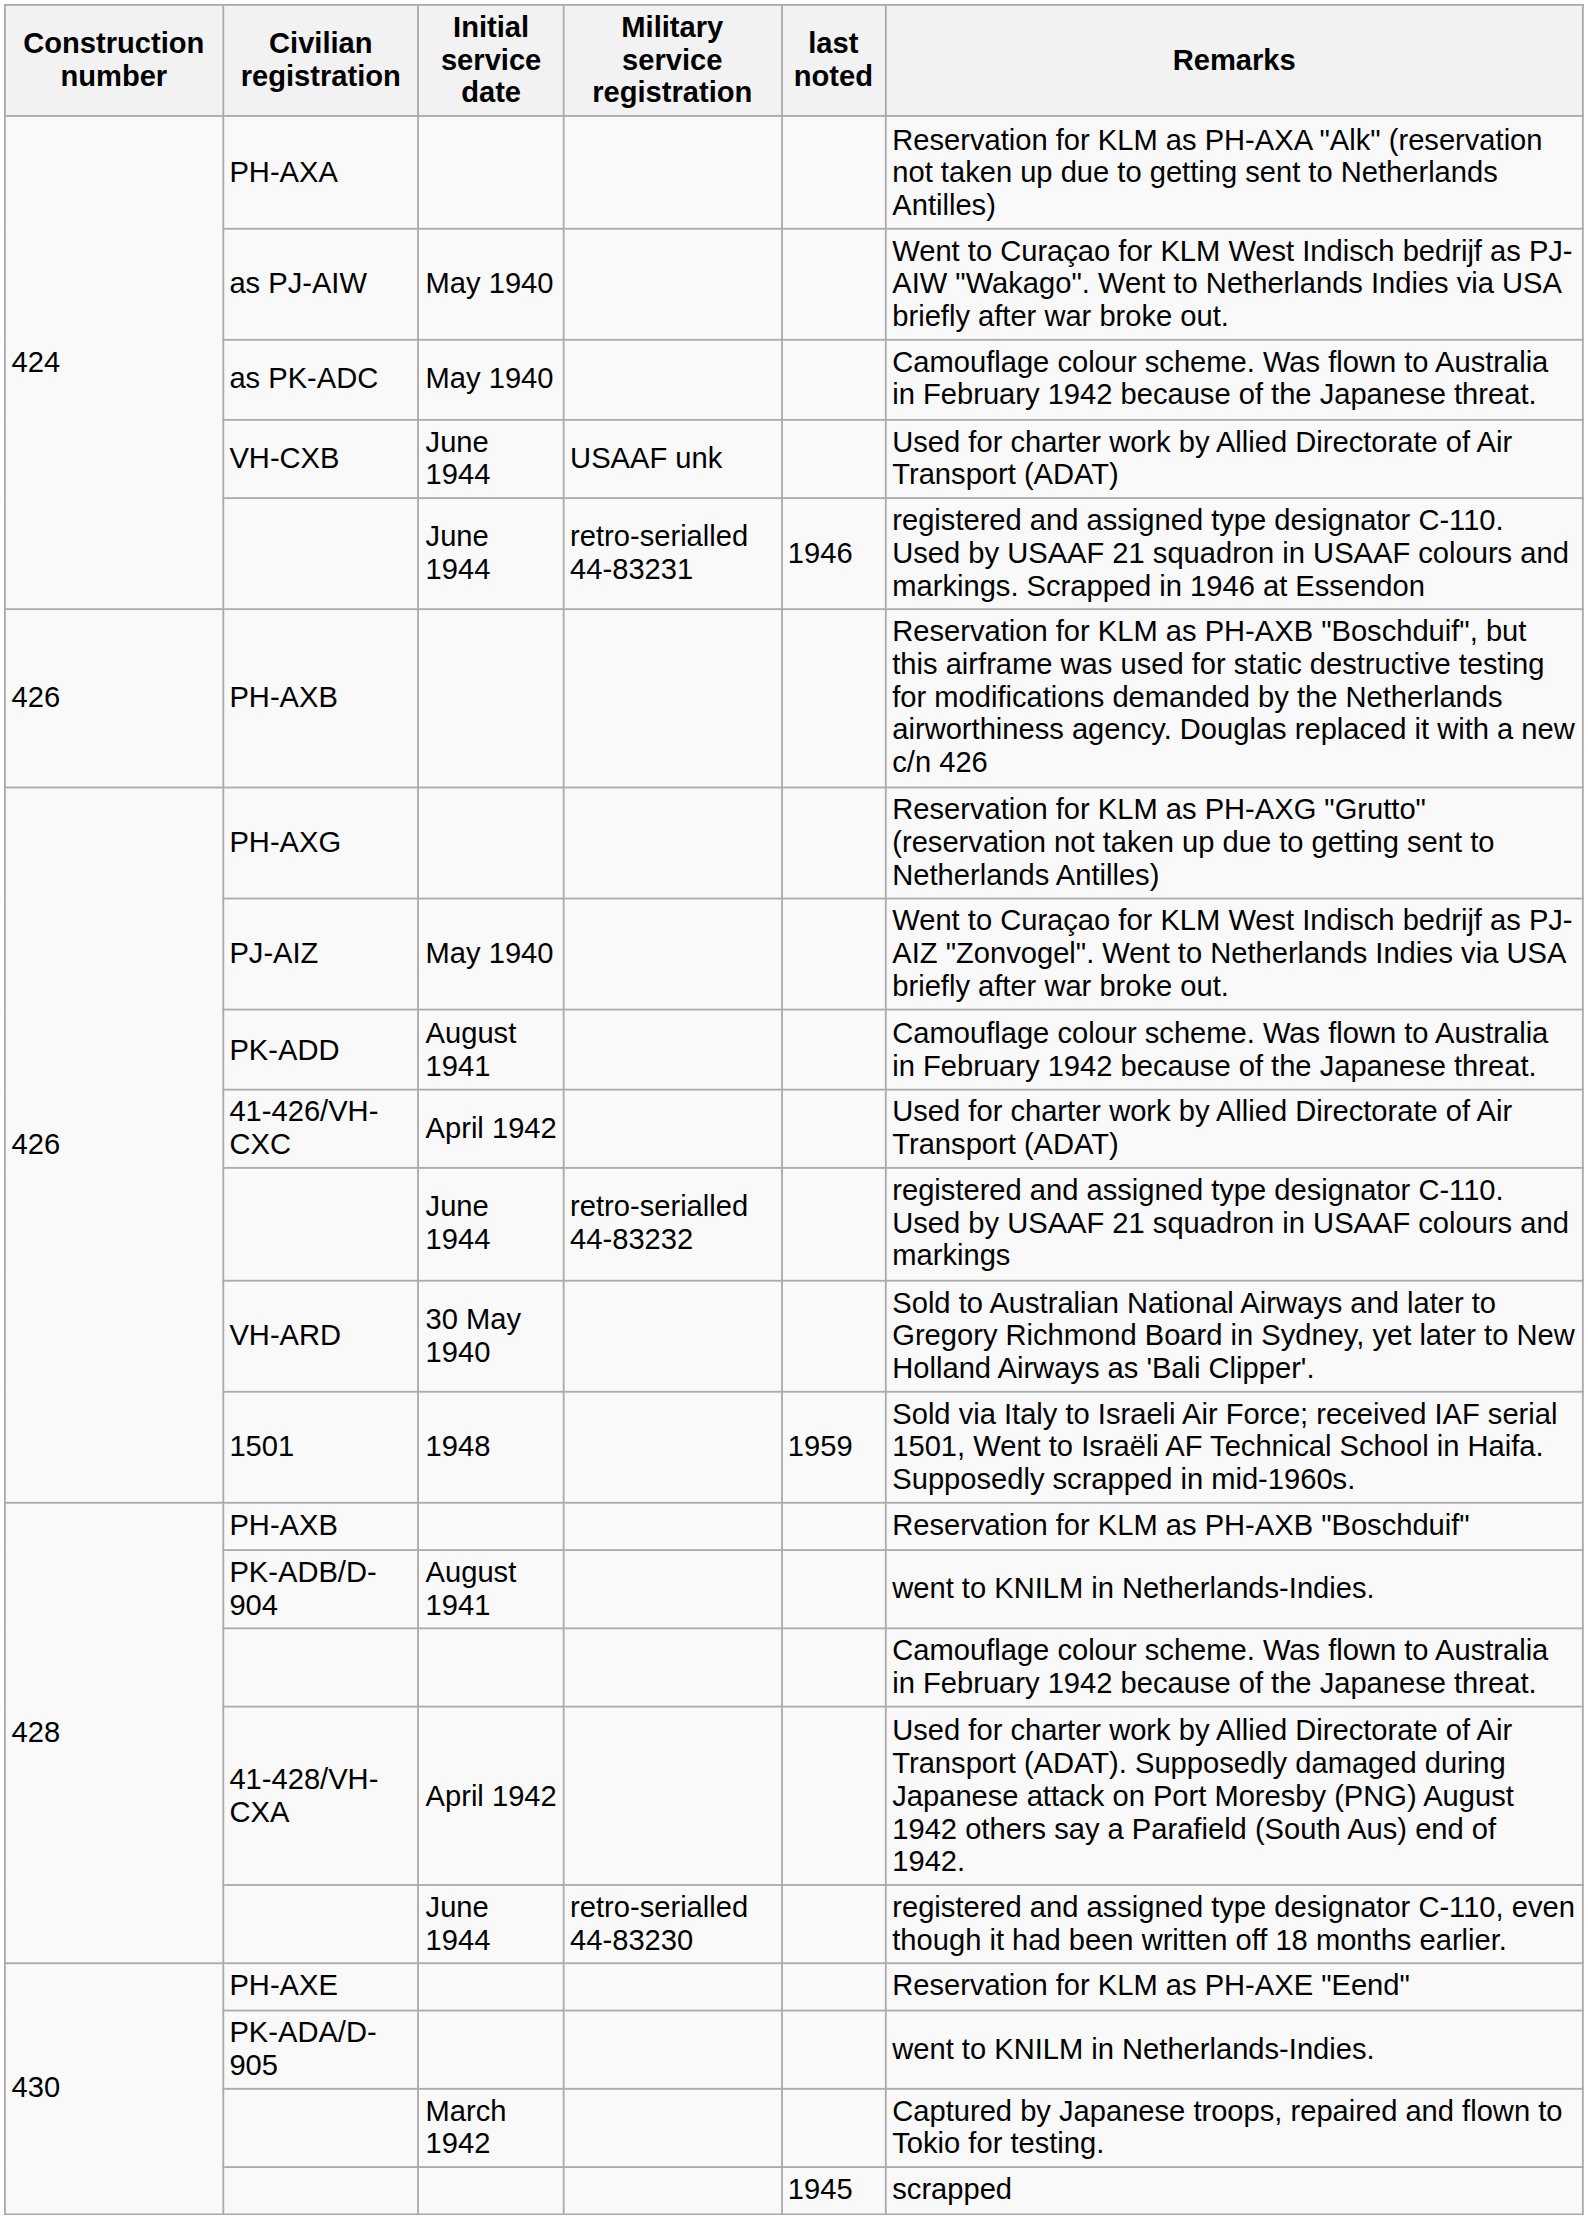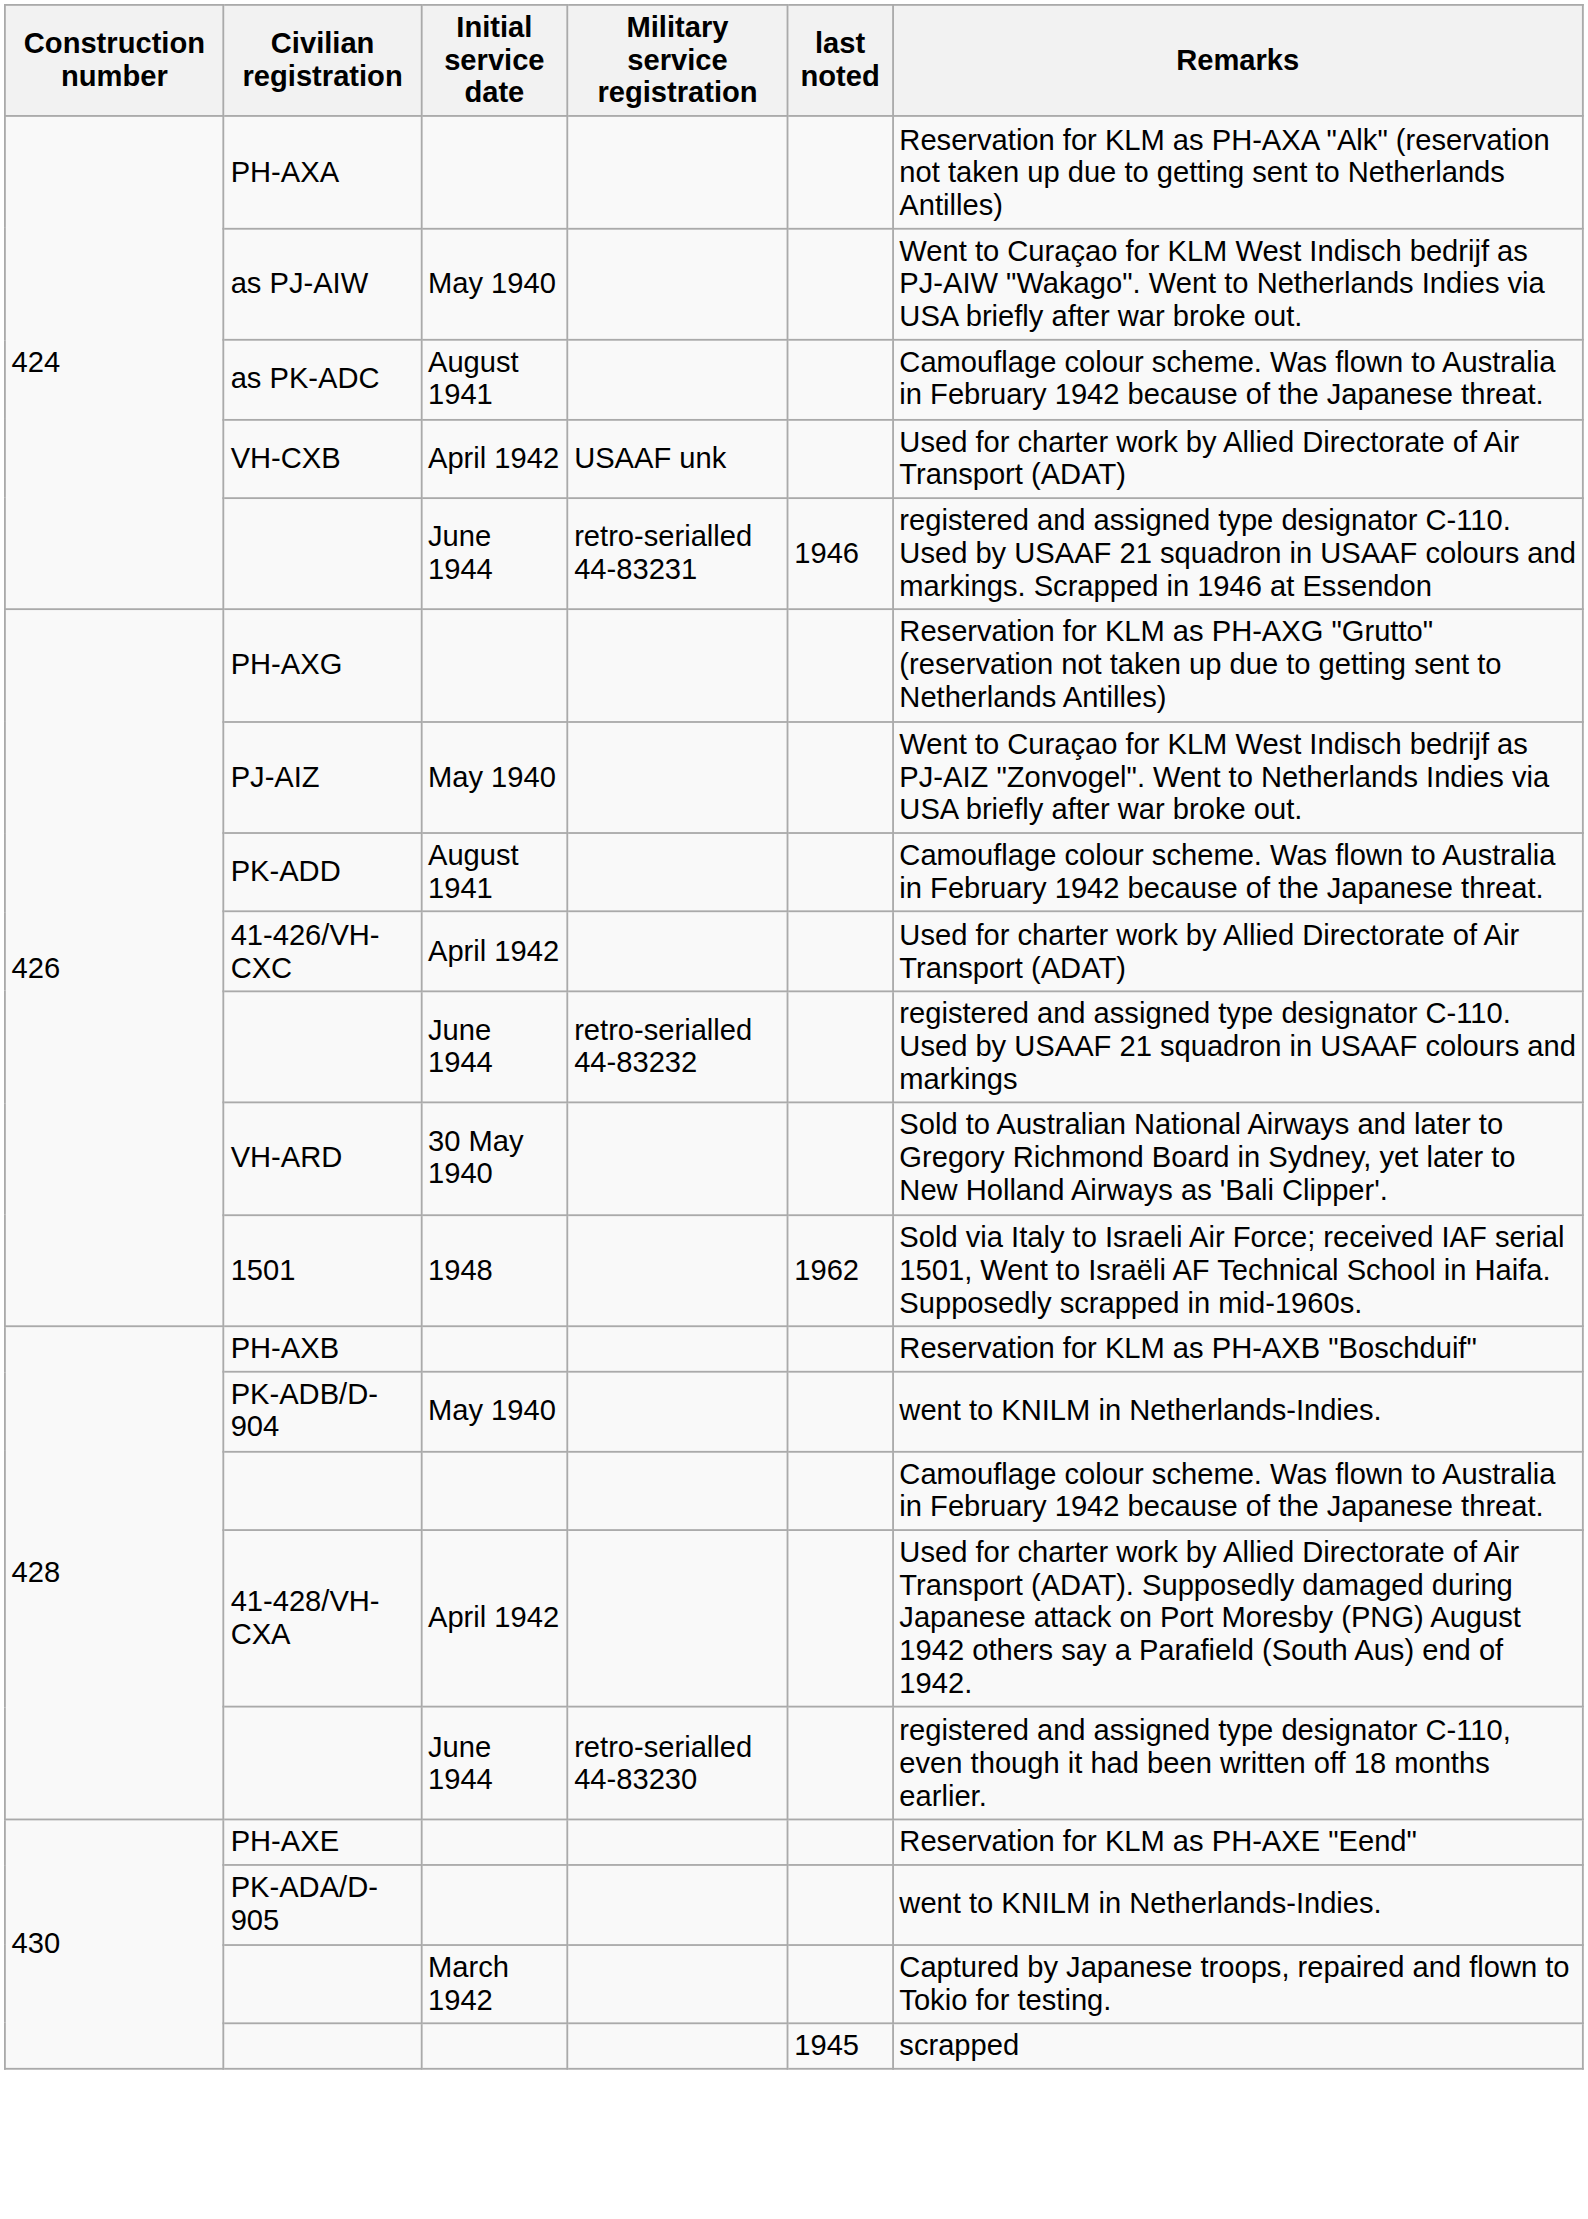(490, 379) May 1940 -> (473, 379) August 1941
(458, 458) June 1944 -> (494, 458) April 1942
- row: (36, 697)
(820, 1446) 1959 -> (827, 1269) 1962
(471, 1588) August 1941 -> (492, 1411) May 1940
